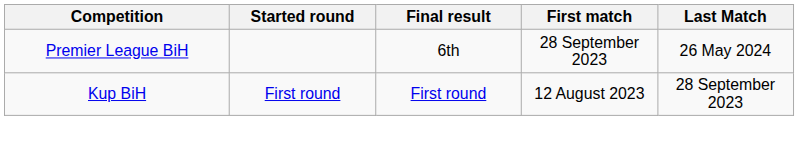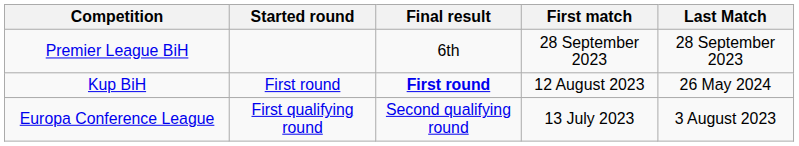(725, 51) 26 May 2024 -> (725, 51) 28 September 2023
(448, 94) normal -> (448, 85) bold
(725, 94) 28 September 2023 -> (725, 85) 26 May 2024
+ row: (117, 119)
